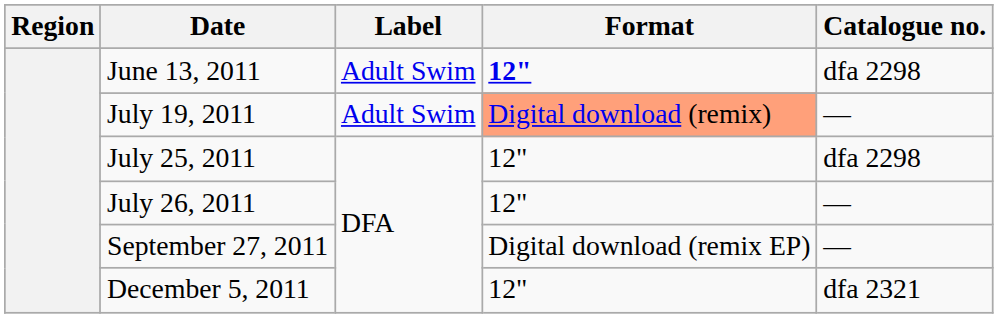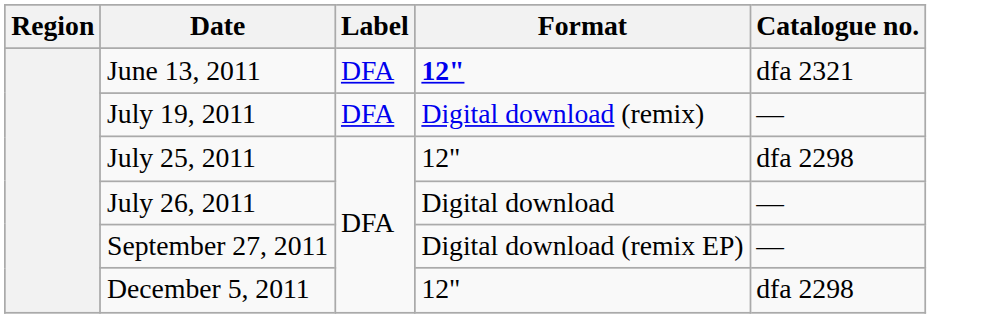(408, 70) Adult Swim -> (368, 70) DFA
(872, 70) dfa 2298 -> (805, 70) dfa 2321
(408, 114) Adult Swim -> (368, 114) DFA
(630, 114) lightsalmon background -> (563, 114) no background
(508, 202) 12" -> (518, 202) Digital download
(872, 289) dfa 2321 -> (805, 289) dfa 2298
